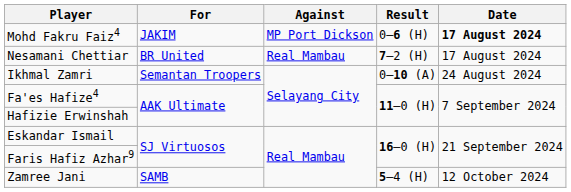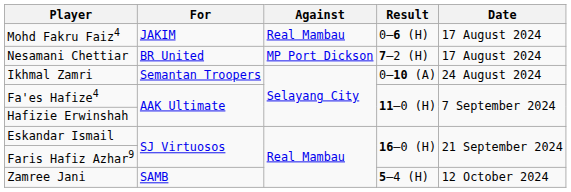(320, 35) MP Port Dickson -> (306, 35) Real Mambau
(492, 35) bold -> (492, 35) normal
(306, 56) Real Mambau -> (320, 56) MP Port Dickson
